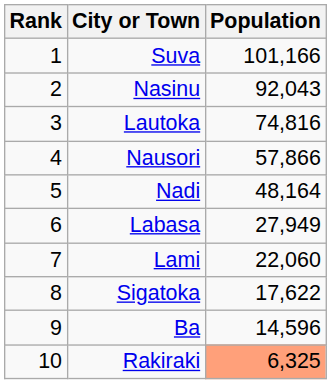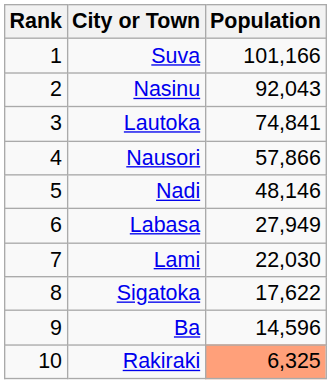(288, 123) 74,816 -> (288, 123) 74,841
(288, 191) 48,164 -> (288, 191) 48,146
(288, 259) 22,060 -> (288, 259) 22,030
